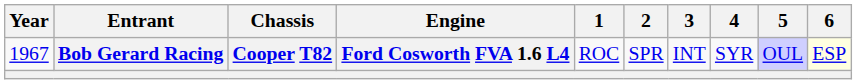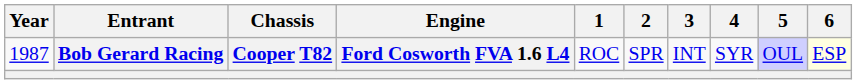(29, 53) 1967 -> (29, 53) 1987
